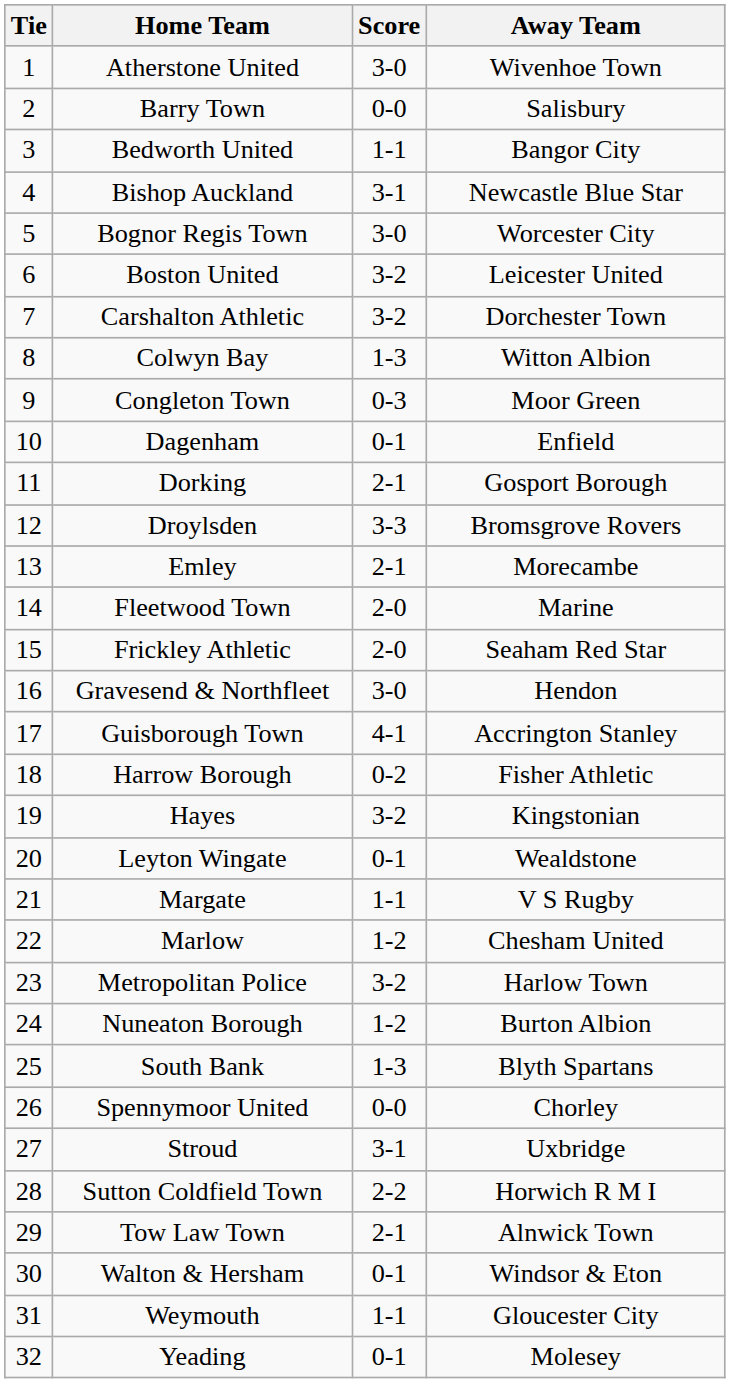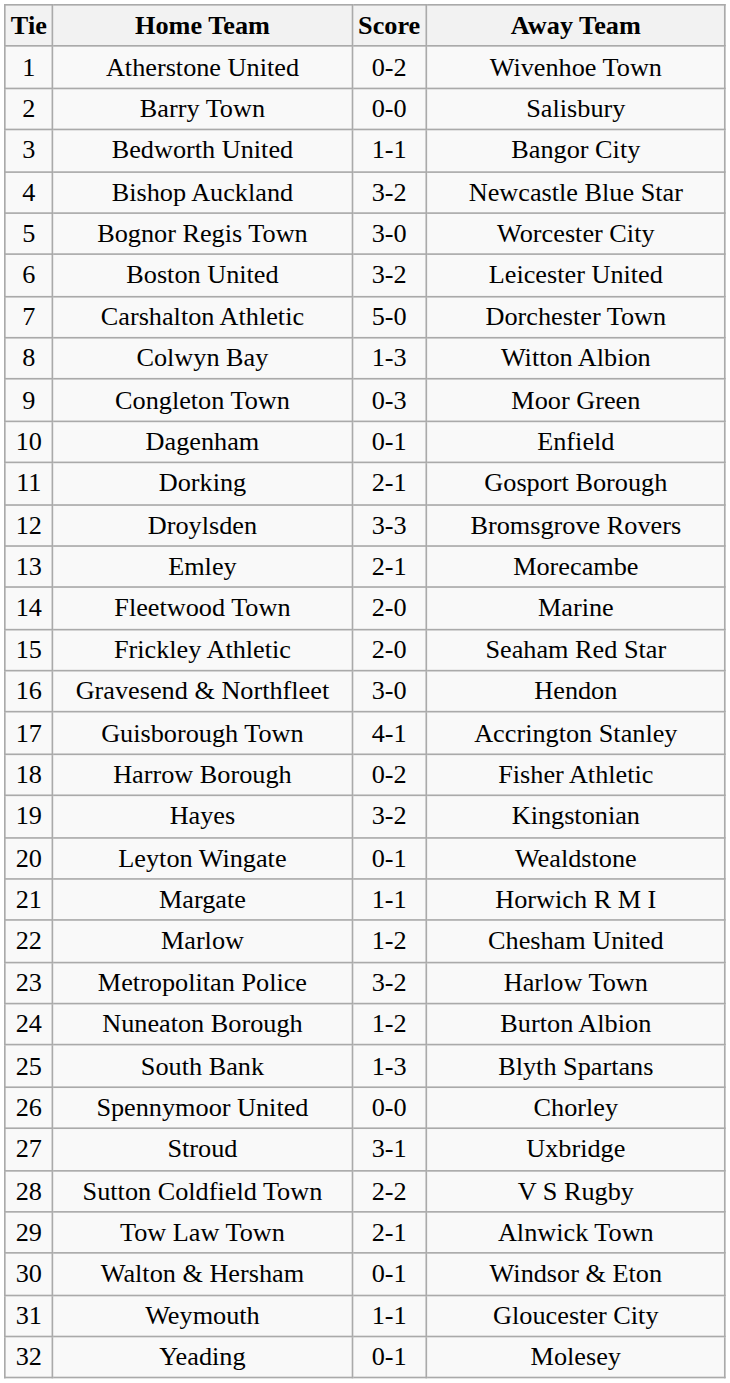(389, 66) 3-0 -> (389, 66) 0-2
(389, 191) 3-1 -> (389, 191) 3-2
(389, 316) 3-2 -> (389, 316) 5-0
(576, 899) V S Rugby -> (576, 899) Horwich R M I
(576, 1190) Horwich R M I -> (576, 1190) V S Rugby
